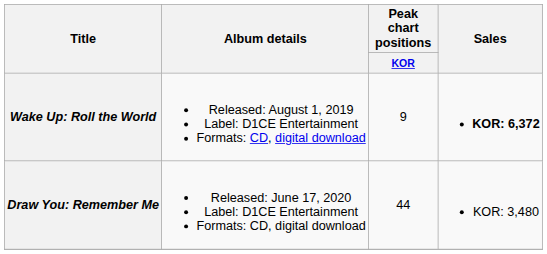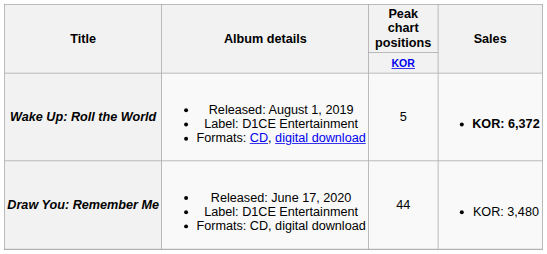(403, 117) 9 -> (403, 117) 5
